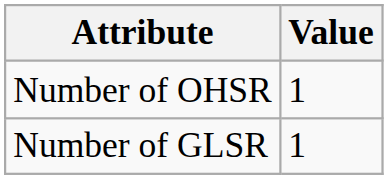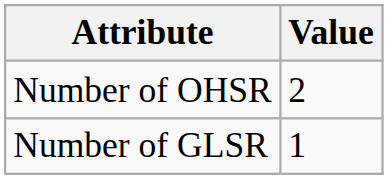(297, 88) 1 -> (297, 88) 2
